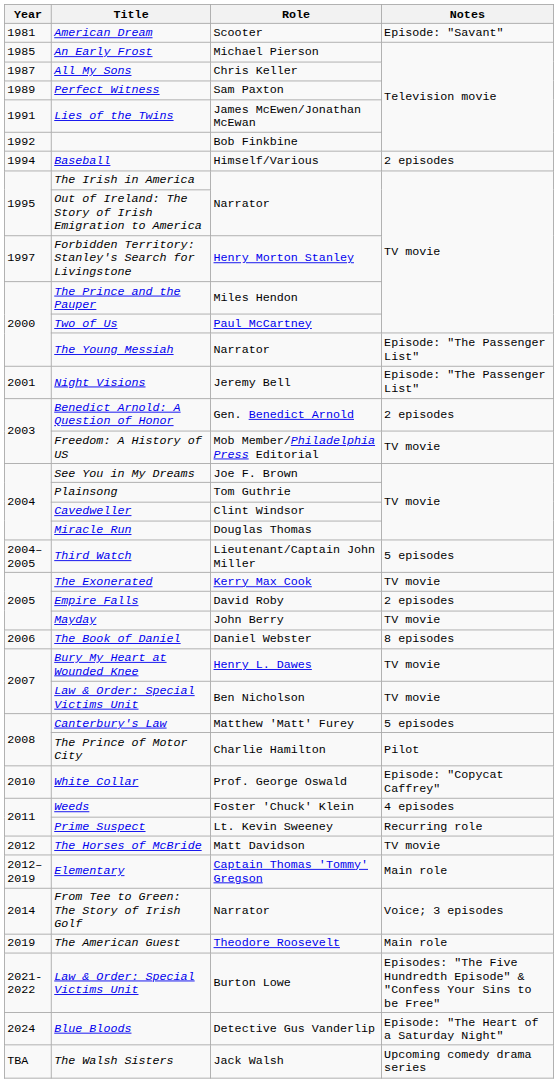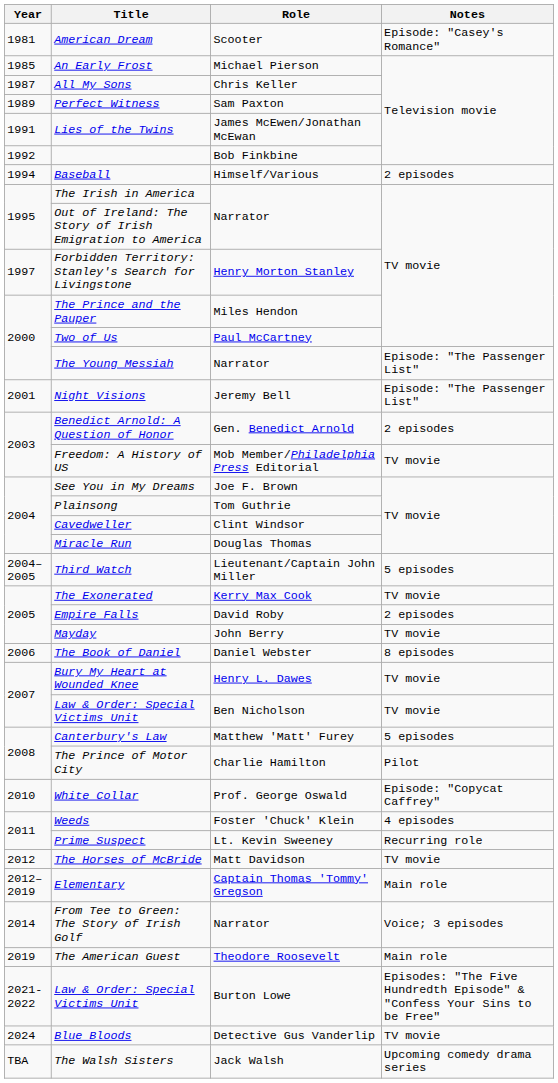(444, 33) Episode: "Savant" -> (444, 40) Episode: "Casey's Romance"
(461, 1029) Episode: "The Heart of a Saturday Night" -> (412, 1036) TV movie
